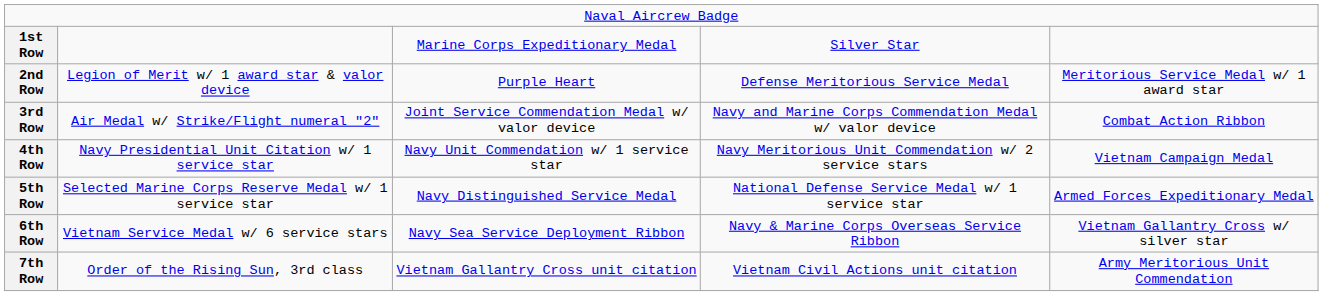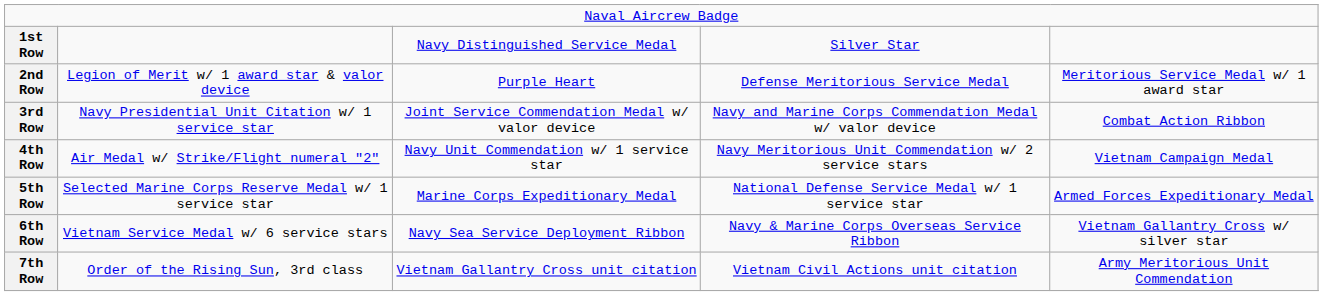(547, 45) Marine Corps Expeditionary Medal -> (547, 45) Navy Distinguished Service Medal
(225, 121) Air Medal w/ Strike/Flight numeral "2" -> (225, 121) Navy Presidential Unit Citation w/ 1 service star
(225, 158) Navy Presidential Unit Citation w/ 1 service star -> (225, 158) Air Medal w/ Strike/Flight numeral "2"
(547, 196) Navy Distinguished Service Medal -> (547, 196) Marine Corps Expeditionary Medal
